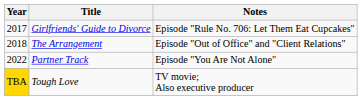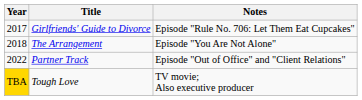(250, 44) Episode "Out of Office" and "Client Relations" -> (216, 44) Episode "You Are Not Alone"
(216, 60) Episode "You Are Not Alone" -> (250, 60) Episode "Out of Office" and "Client Relations"
